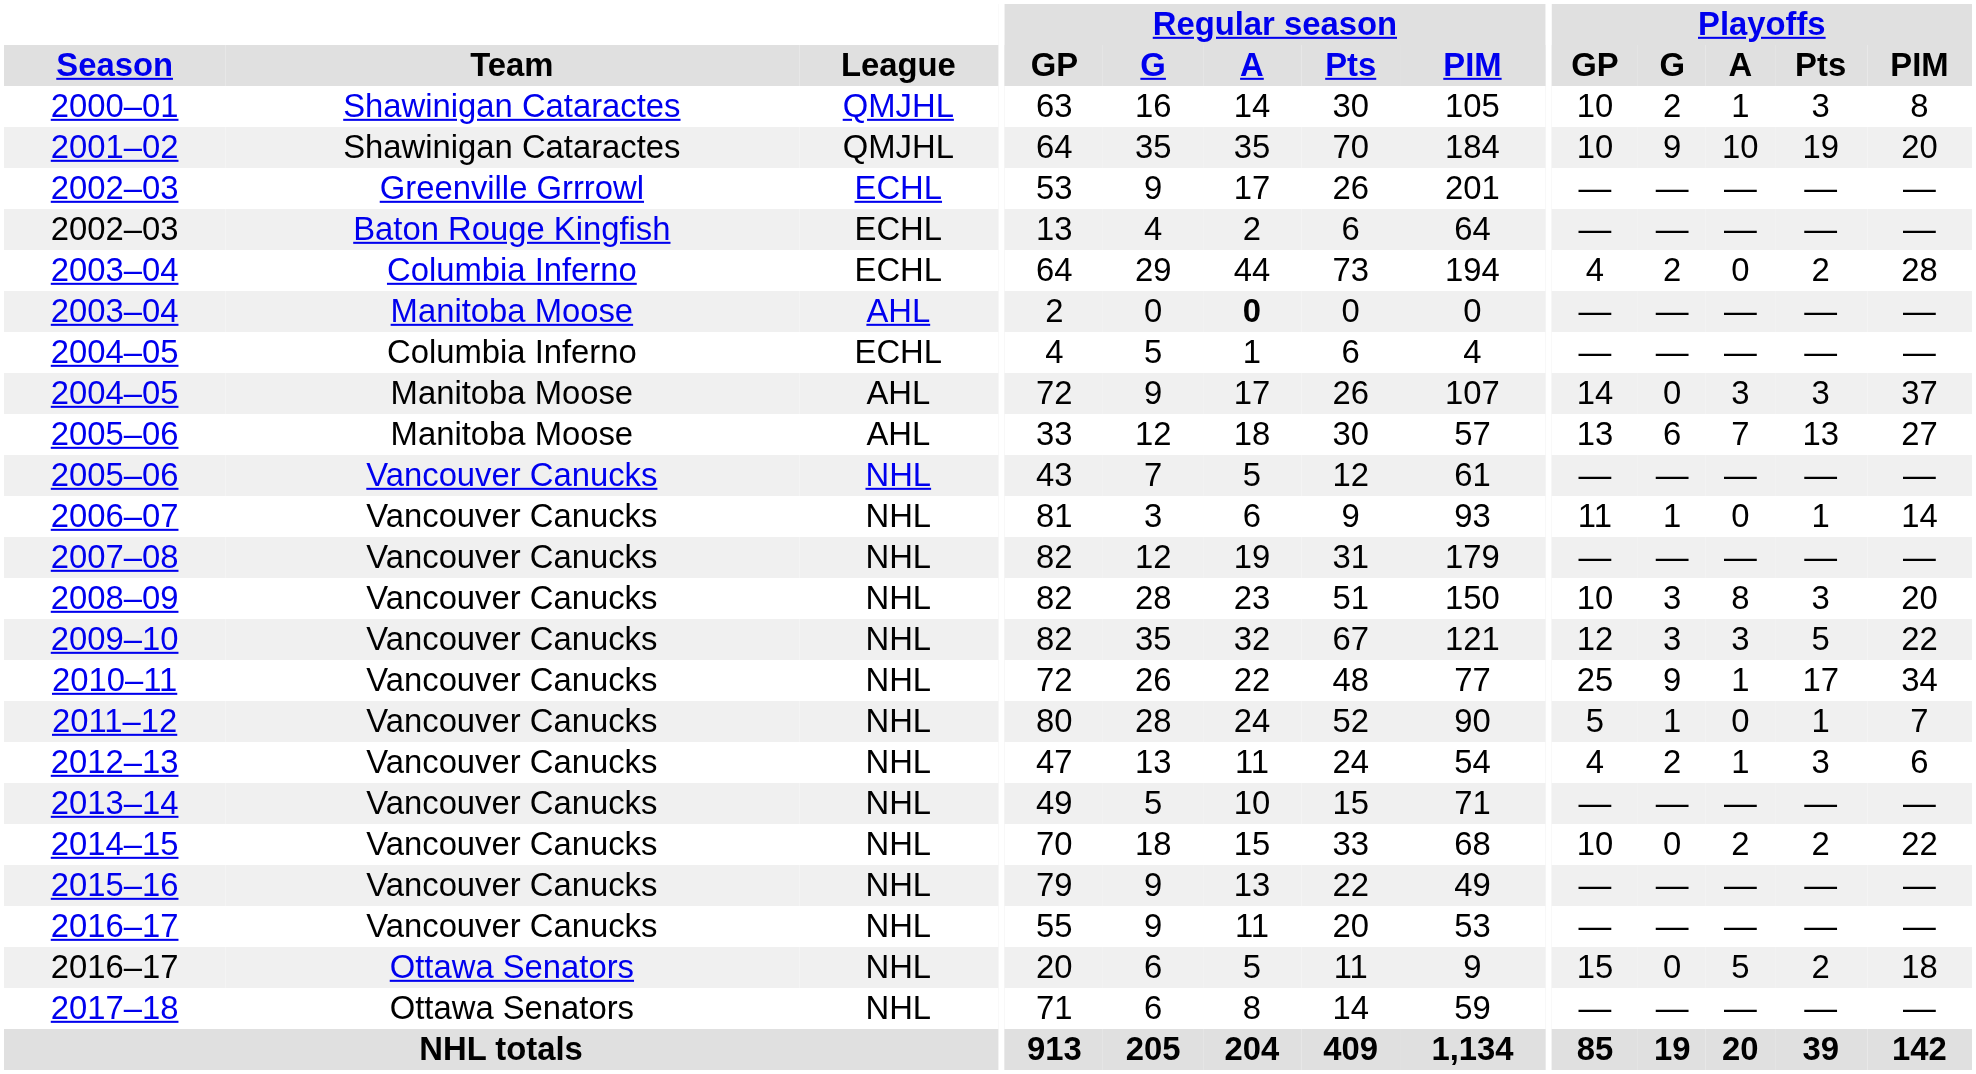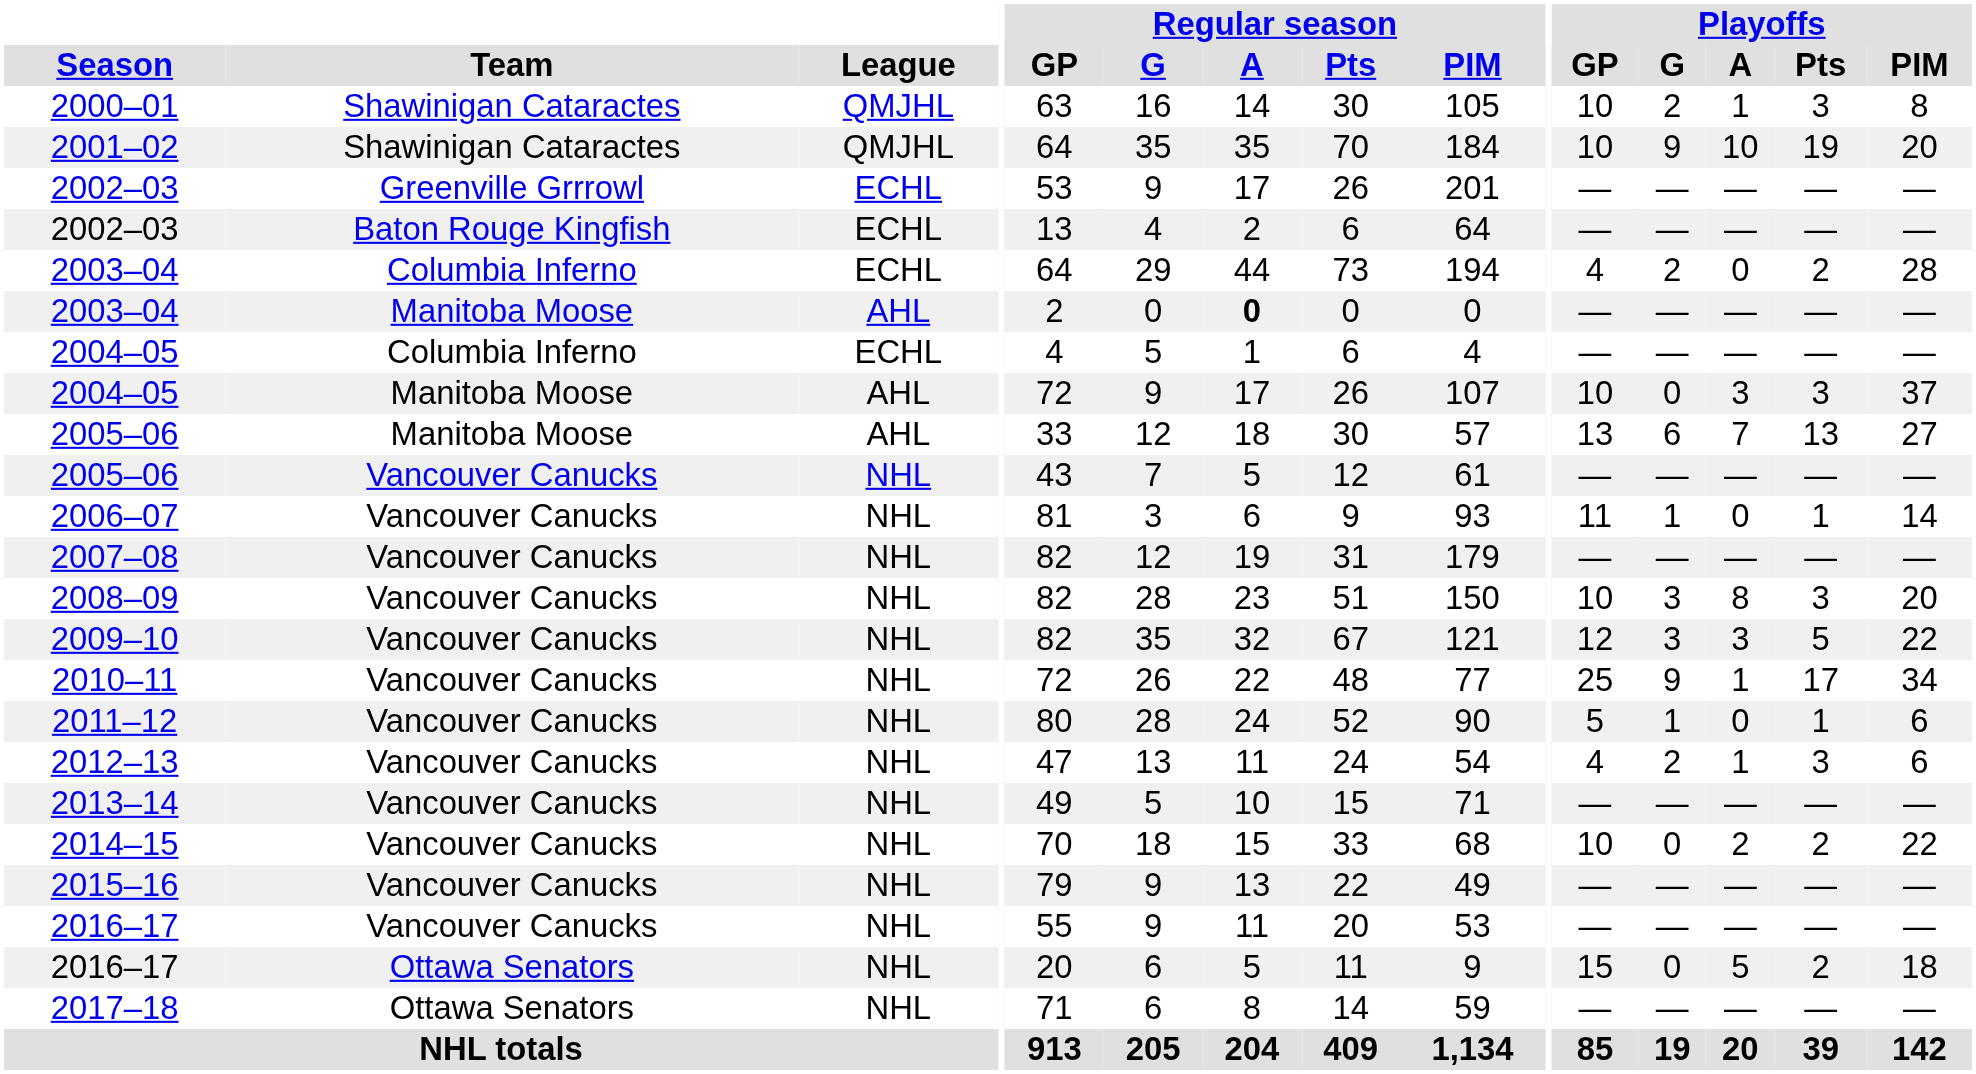(1595, 392) 14 -> (1595, 392) 10
(1919, 720) 7 -> (1919, 720) 6
